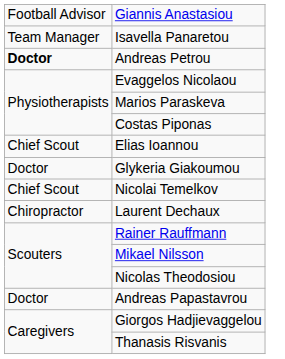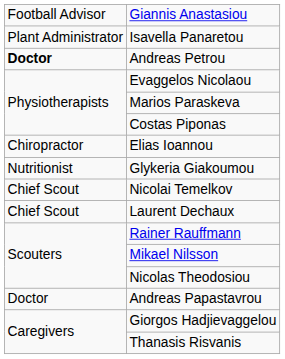(53, 37) Team Manager -> (65, 37) Plant Administrator
(43, 146) Chief Scout -> (45, 146) Chiropractor
(28, 168) Doctor -> (40, 168) Νutritionist
(45, 211) Chiropractor -> (43, 211) Chief Scout
